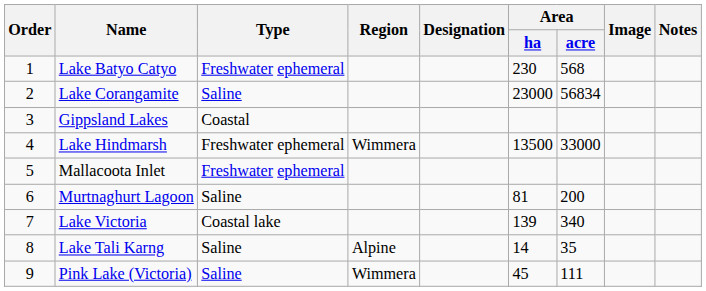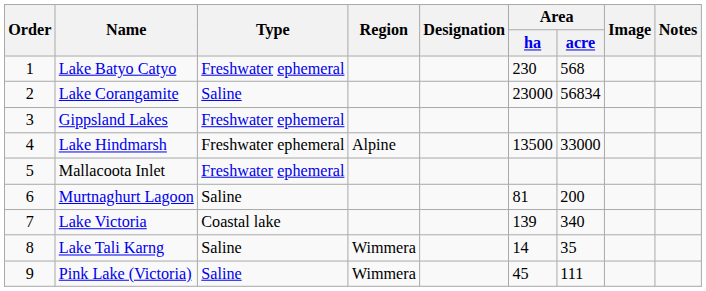(226, 119) Coastal -> (273, 119) Freshwater ephemeral
(384, 145) Wimmera -> (374, 145) Alpine
(374, 247) Alpine -> (384, 247) Wimmera
